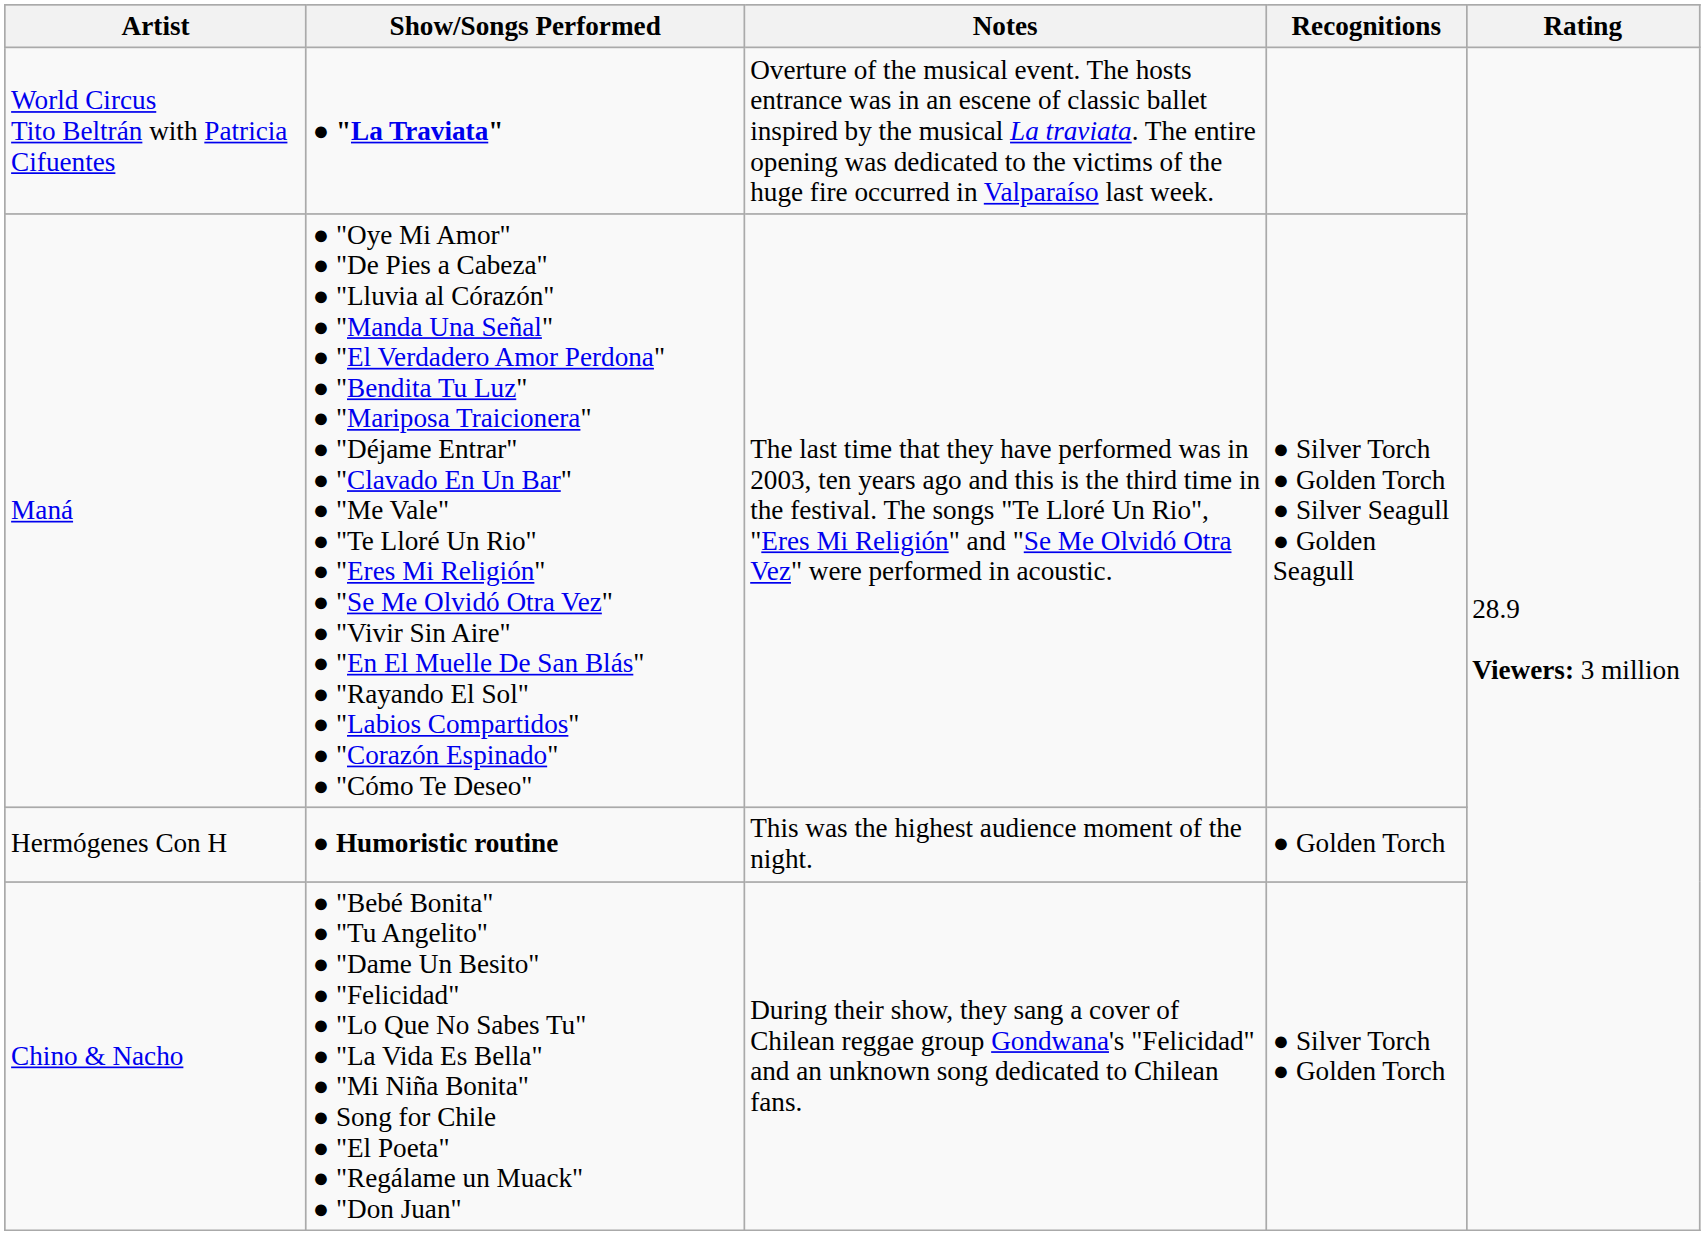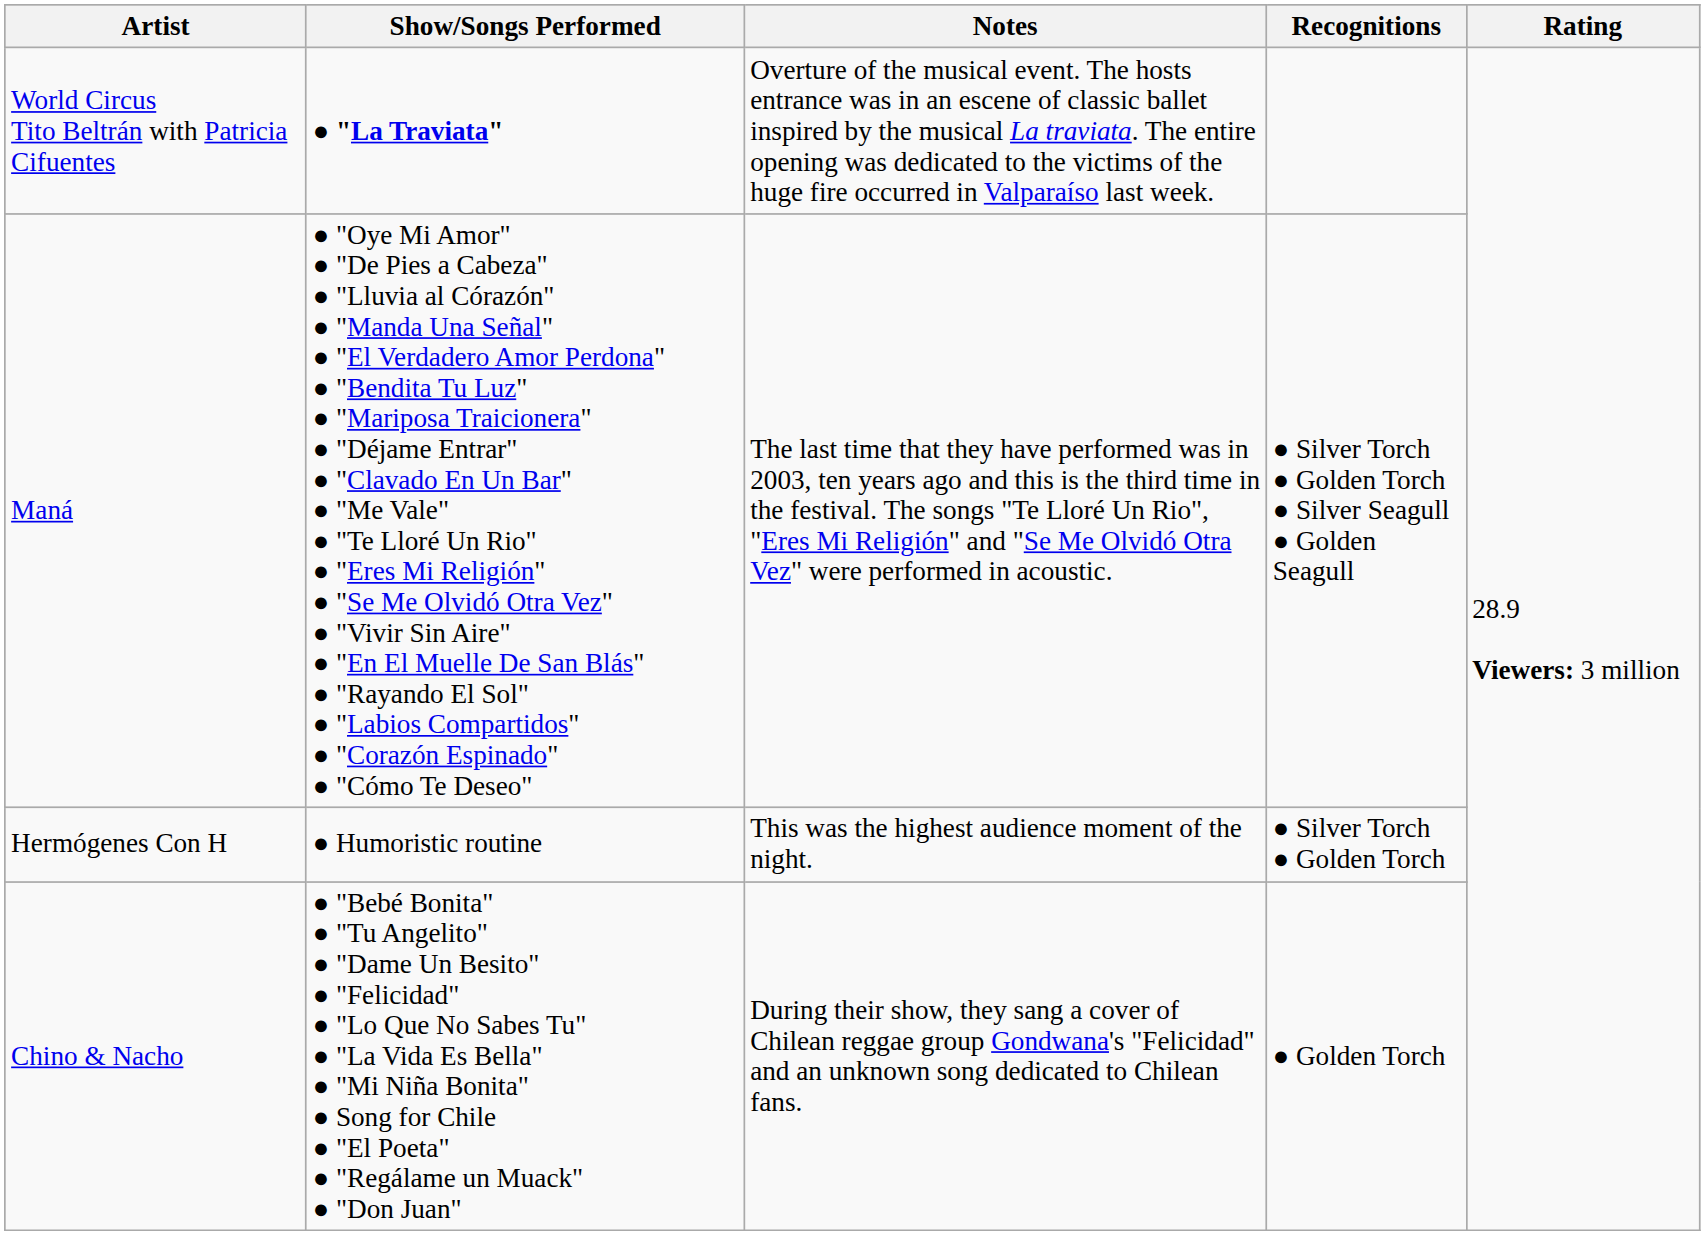(435, 843) bold -> (427, 843) normal
(1359, 843) ● Golden Torch -> (1359, 843) ● Silver Torch ● Golden Torch
(1359, 1055) ● Silver Torch ● Golden Torch -> (1359, 1055) ● Golden Torch
